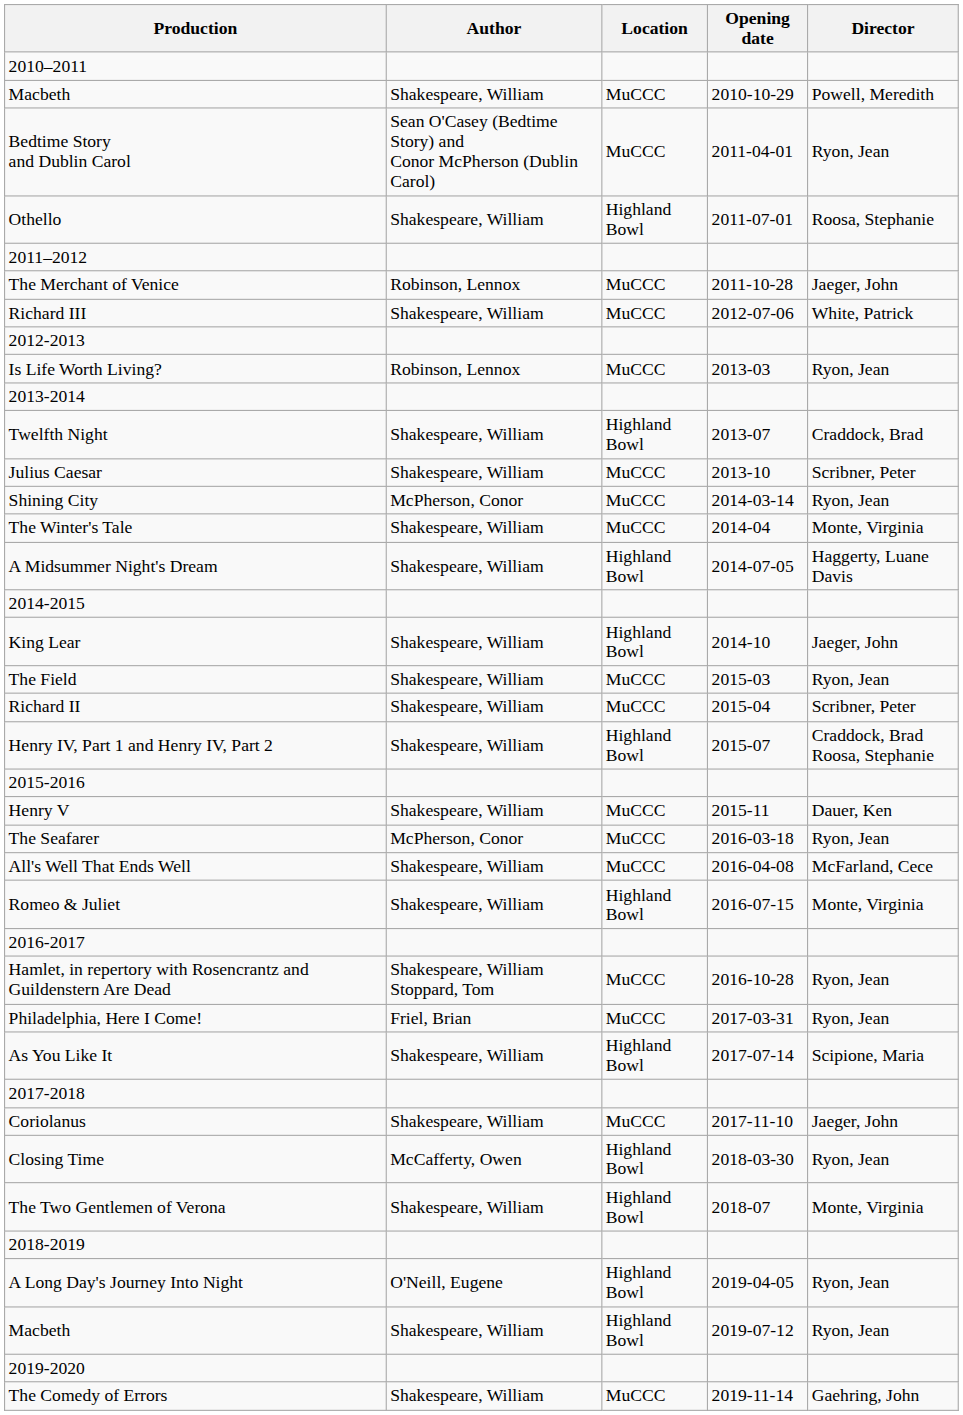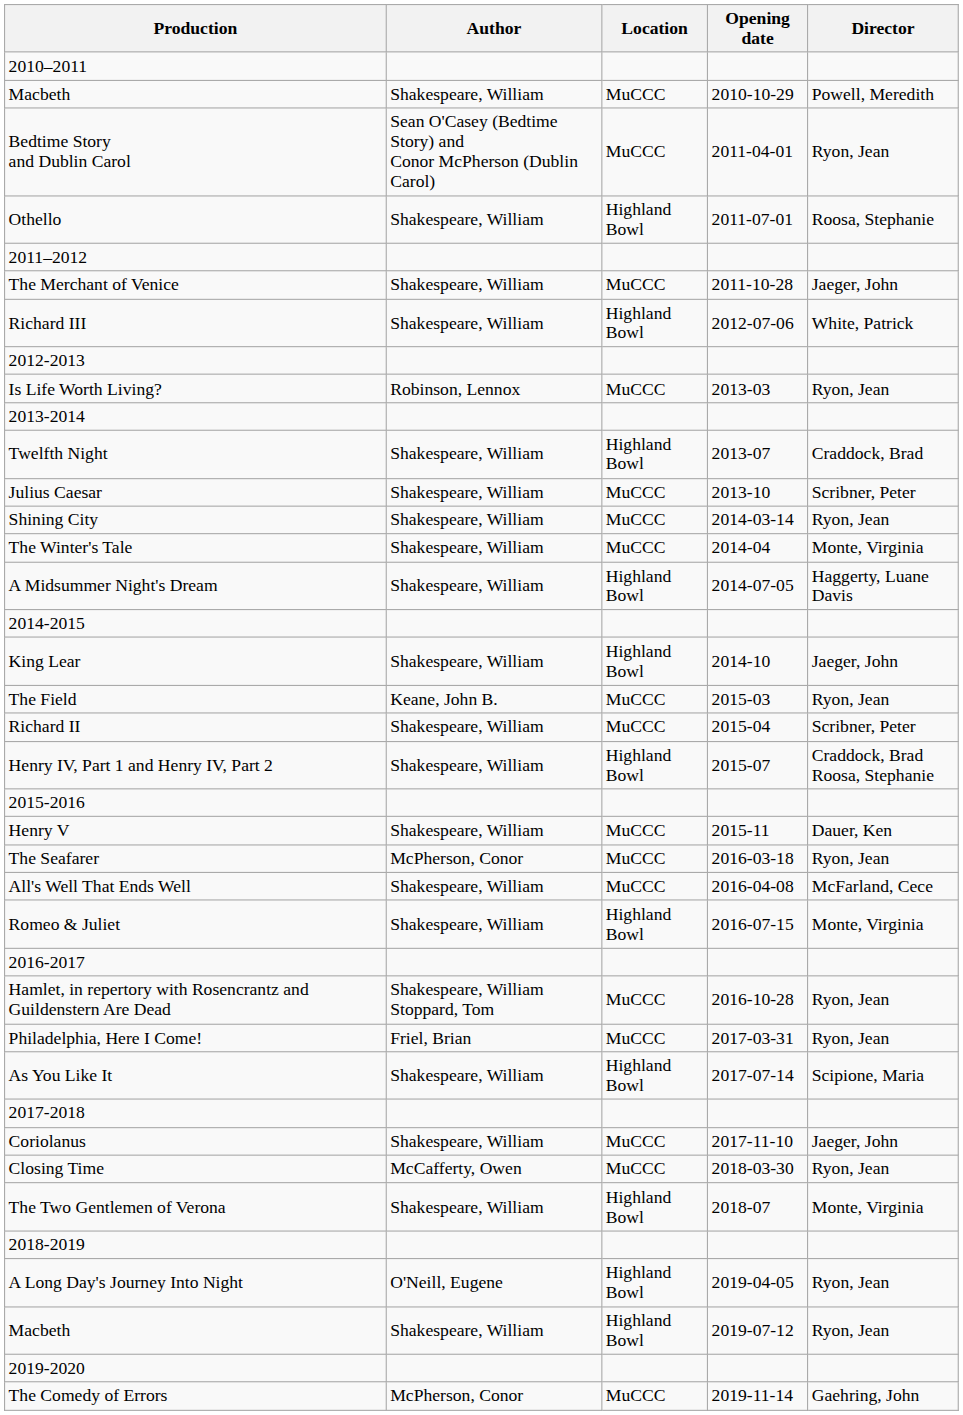(455, 284) Robinson, Lennox -> (467, 284) Shakespeare, William
(636, 312) MuCCC -> (639, 322) Highland Bowl
(457, 500) McPherson, Conor -> (467, 519) Shakespeare, William
(467, 679) Shakespeare, William -> (444, 699) Keane, John B.
(639, 1159) Highland Bowl -> (636, 1169) MuCCC
(467, 1395) Shakespeare, William -> (457, 1395) McPherson, Conor
